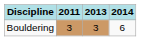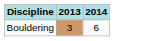- column: (69, 12)
